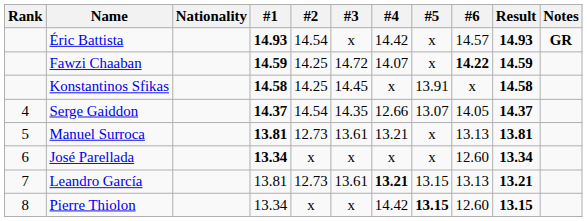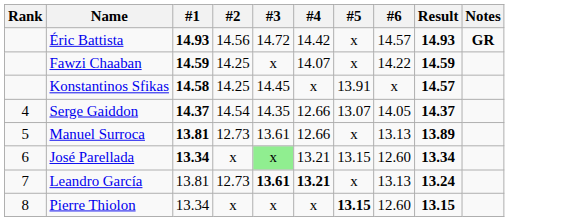- column: (211, 16)
(311, 39) 14.54 -> (233, 39) 14.56
(351, 39) x -> (273, 39) 14.72
(351, 63) 14.72 -> (273, 63) x
(472, 63) bold -> (394, 63) normal
(516, 87) 14.58 -> (438, 87) 14.57
(392, 134) 13.21 -> (314, 134) 12.66
(516, 134) 13.81 -> (438, 134) 13.89
(351, 157) no background -> (273, 157) lightgreen background
(392, 157) x -> (314, 157) 13.21
(432, 157) x -> (354, 157) 13.15
(351, 181) normal -> (273, 181) bold
(432, 181) 13.15 -> (354, 181) x
(516, 181) 13.21 -> (438, 181) 13.24
(392, 205) 14.42 -> (314, 205) x
